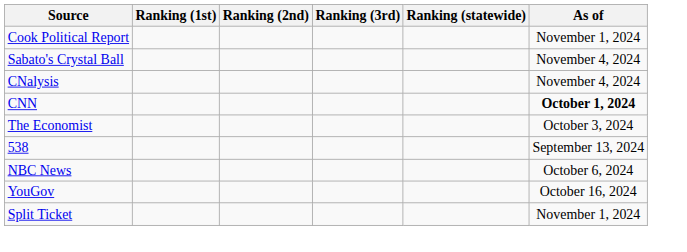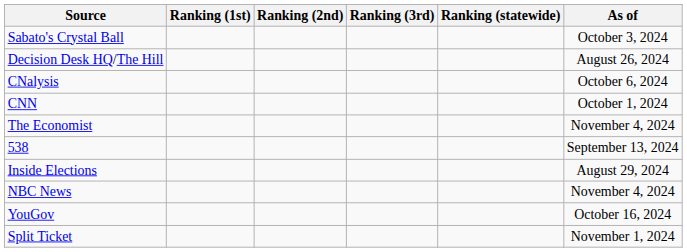- row: (68, 37)
(588, 59) November 4, 2024 -> (623, 37) October 3, 2024
+ row: (86, 59)
(588, 81) November 4, 2024 -> (623, 81) October 6, 2024
(588, 103) bold -> (623, 103) normal
(588, 125) October 3, 2024 -> (623, 125) November 4, 2024
+ row: (52, 170)
(588, 170) October 6, 2024 -> (623, 192) November 4, 2024
